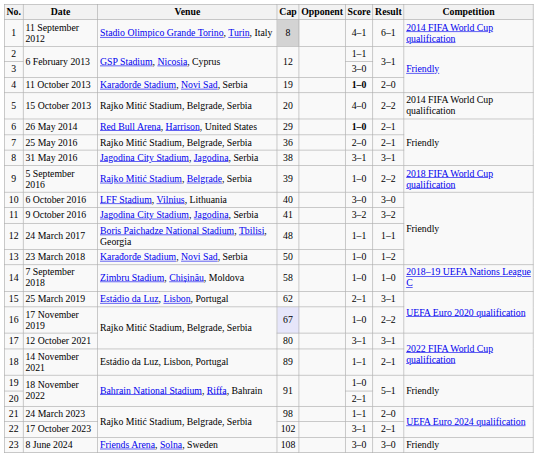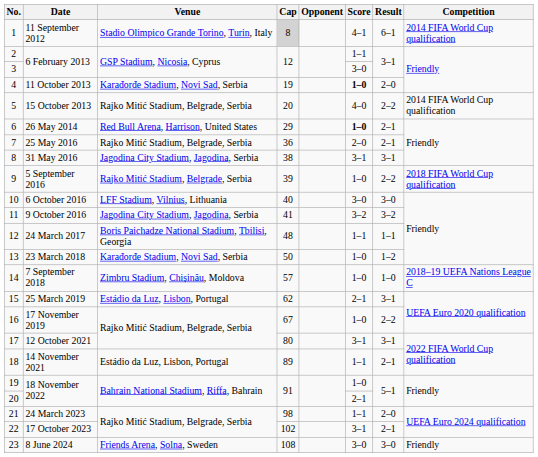(288, 278) 58 -> (288, 278) 57
(288, 320) lavender background -> (288, 320) no background
